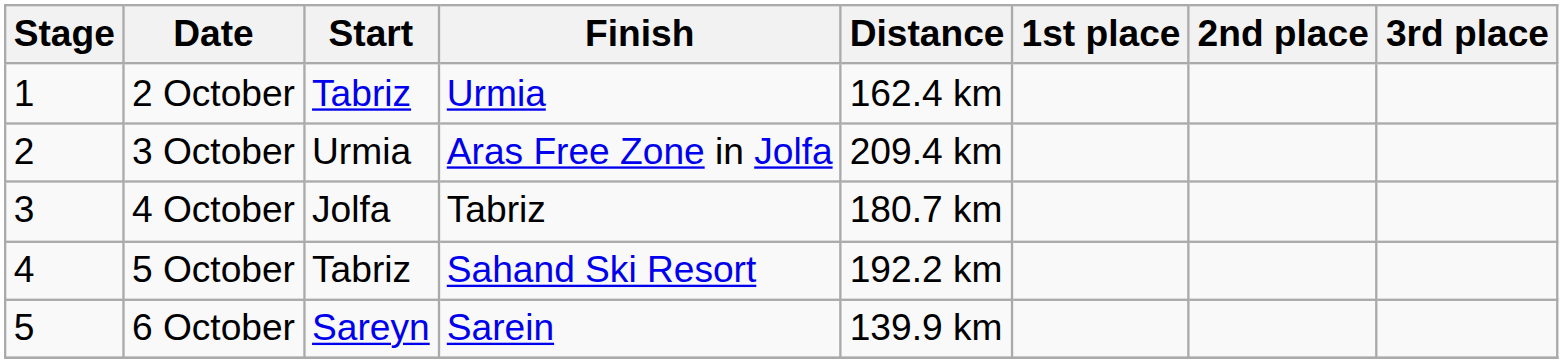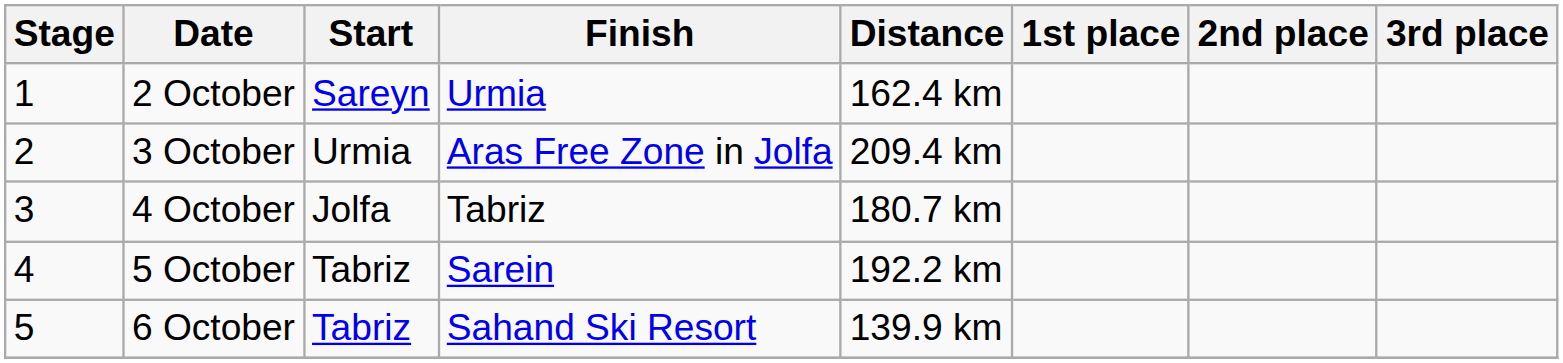(362, 92) Tabriz -> (371, 92) Sareyn
(602, 269) Sahand Ski Resort -> (500, 269) Sarein
(371, 328) Sareyn -> (362, 328) Tabriz
(500, 328) Sarein -> (602, 328) Sahand Ski Resort
